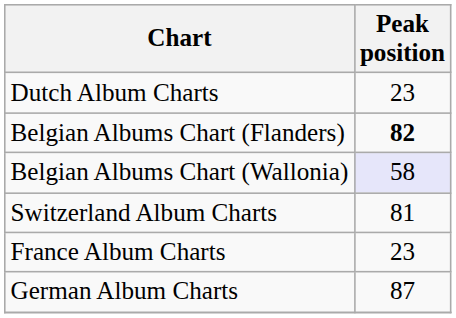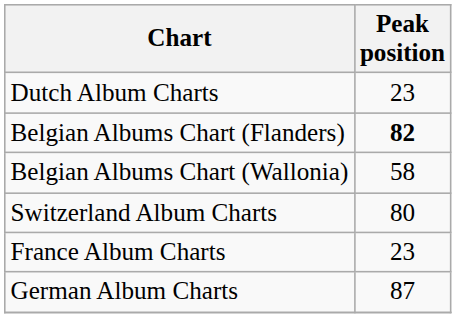(402, 172) lavender background -> (402, 172) no background
(402, 212) 81 -> (402, 212) 80
